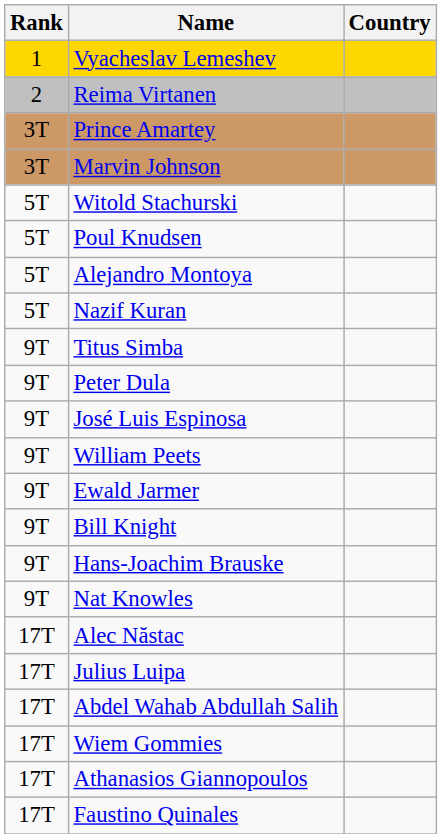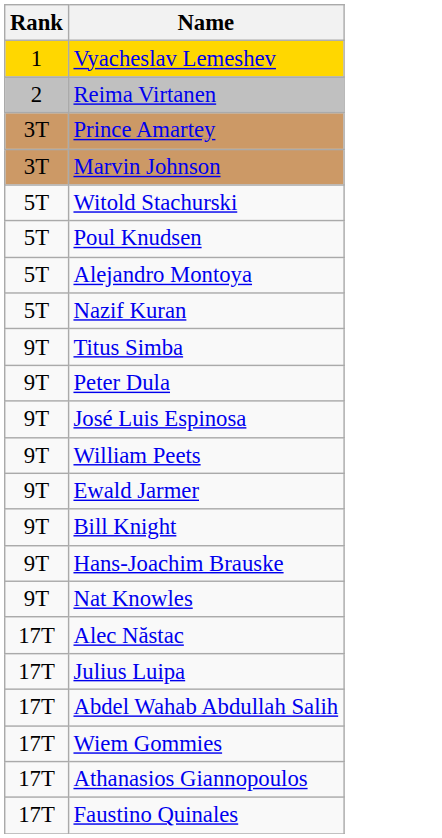- column: (390, 22)
